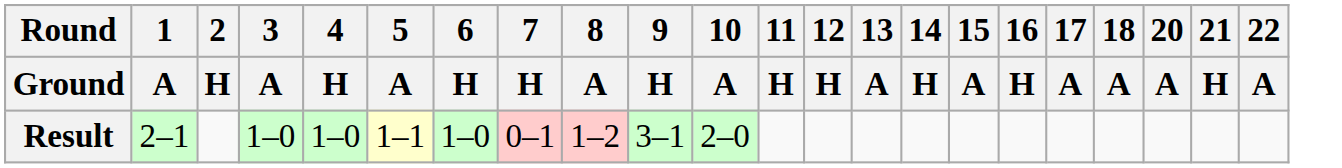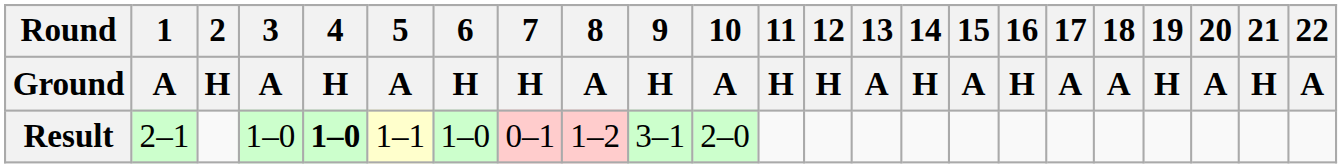+ column: (1167, 83)
(335, 135) normal -> (335, 135) bold
